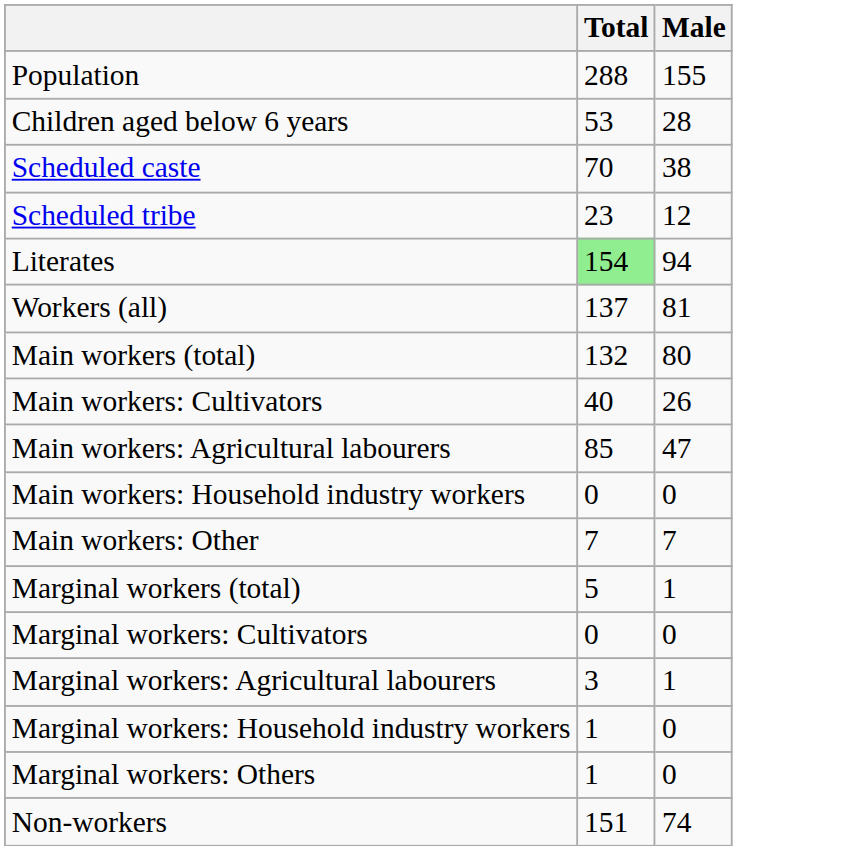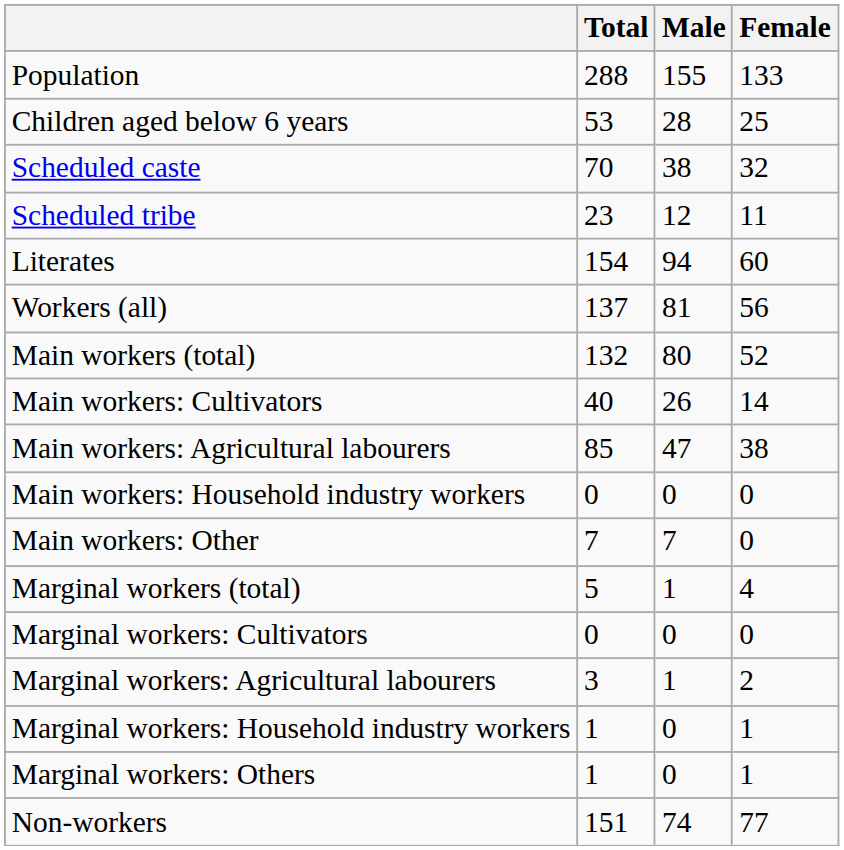+ column: (785, 27)
(606, 261) lightgreen background -> (606, 261) no background
